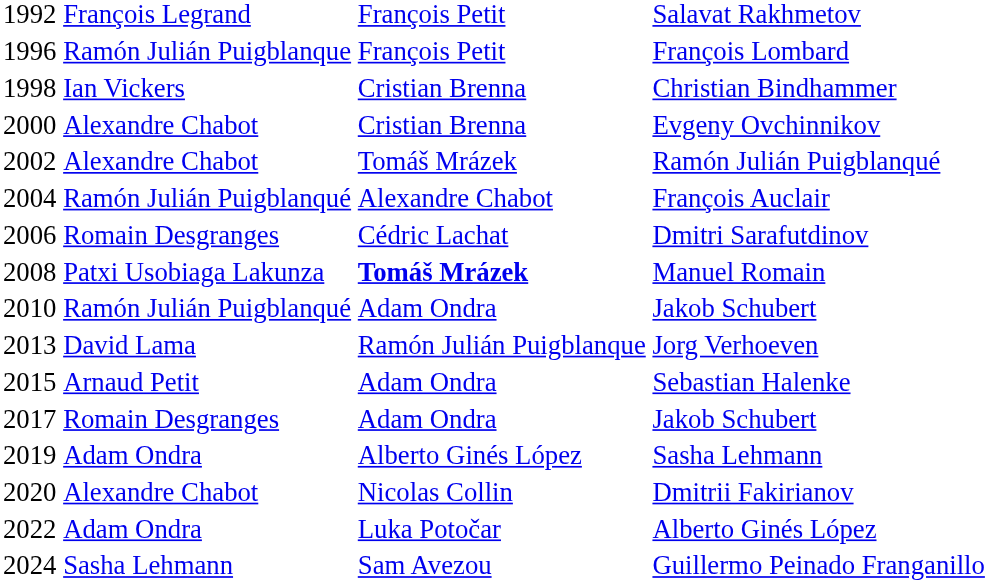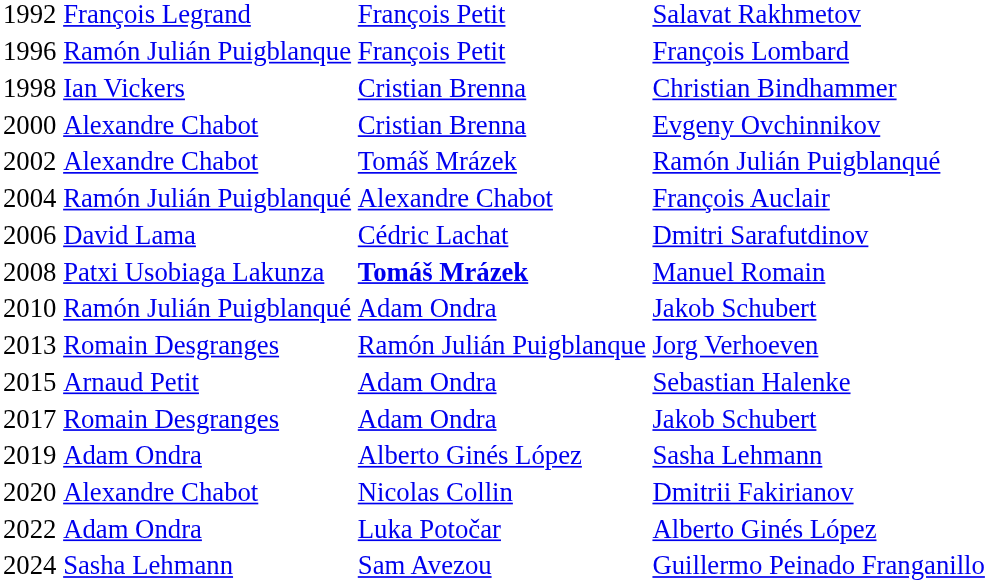(171, 235) Romain Desgranges -> (130, 235) David Lama
(130, 345) David Lama -> (171, 345) Romain Desgranges
